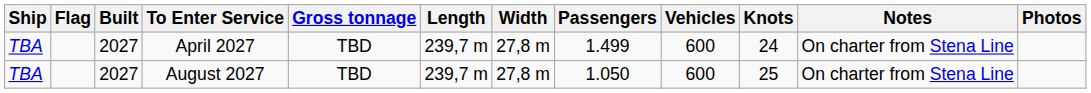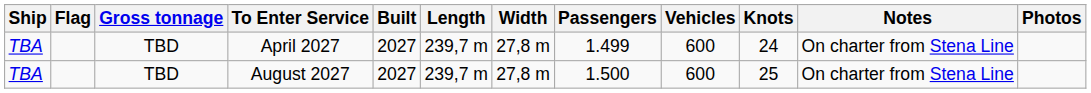columns swapped: (119, 18) <-> (354, 18)
(607, 74) 1.050 -> (607, 74) 1.500
